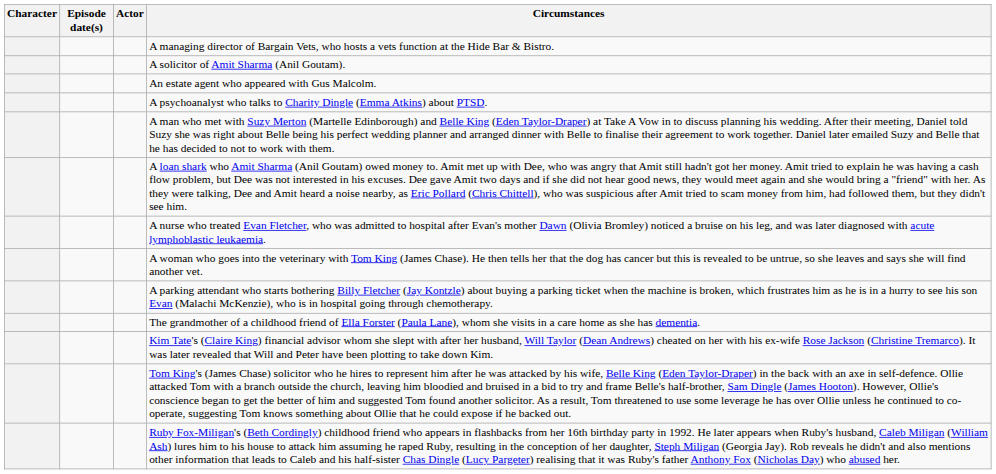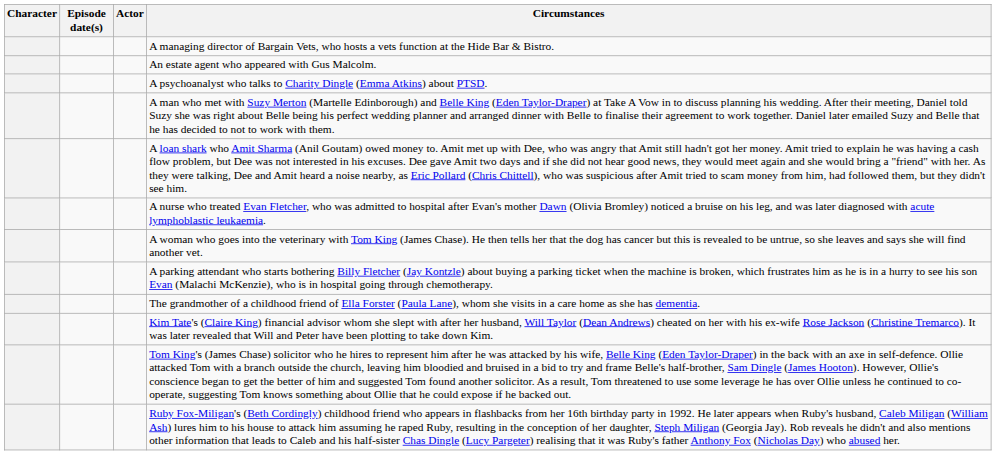- row: (247, 65)
